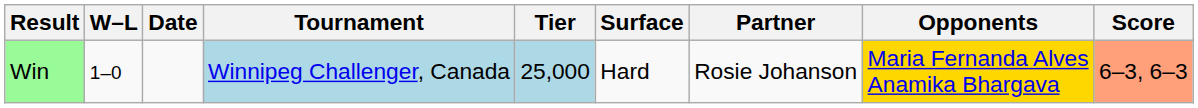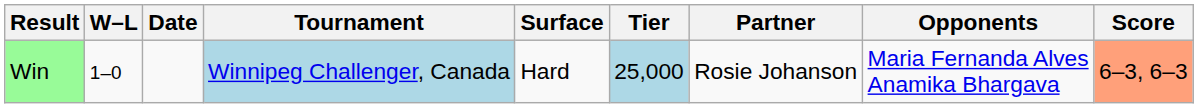columns swapped: (555, 22) <-> (642, 22)
(978, 71) gold background -> (978, 71) no background
